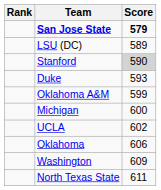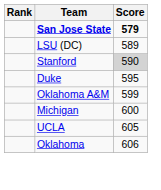(139, 78) 593 -> (130, 78) 595
(139, 128) 602 -> (130, 128) 605
- row: (64, 161)
- row: (78, 177)
